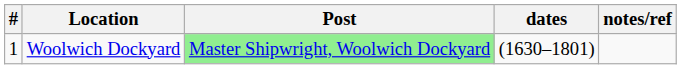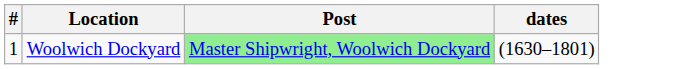- column: (638, 19)
